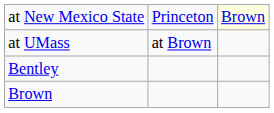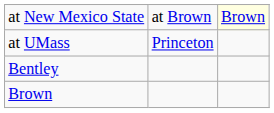(183, 17) Princeton -> (181, 17) at Brown
(181, 42) at Brown -> (183, 42) Princeton
